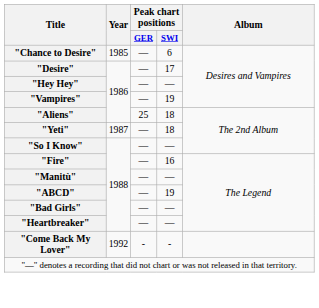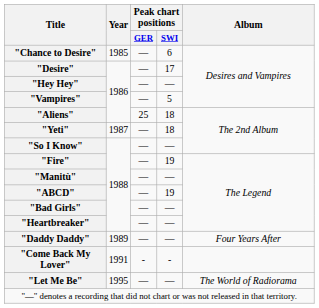(170, 99) 19 -> (170, 99) 5
(170, 161) 16 -> (170, 161) 19
+ row: (55, 238)
(118, 244) 1992 -> (118, 259) 1991
+ row: (55, 280)
